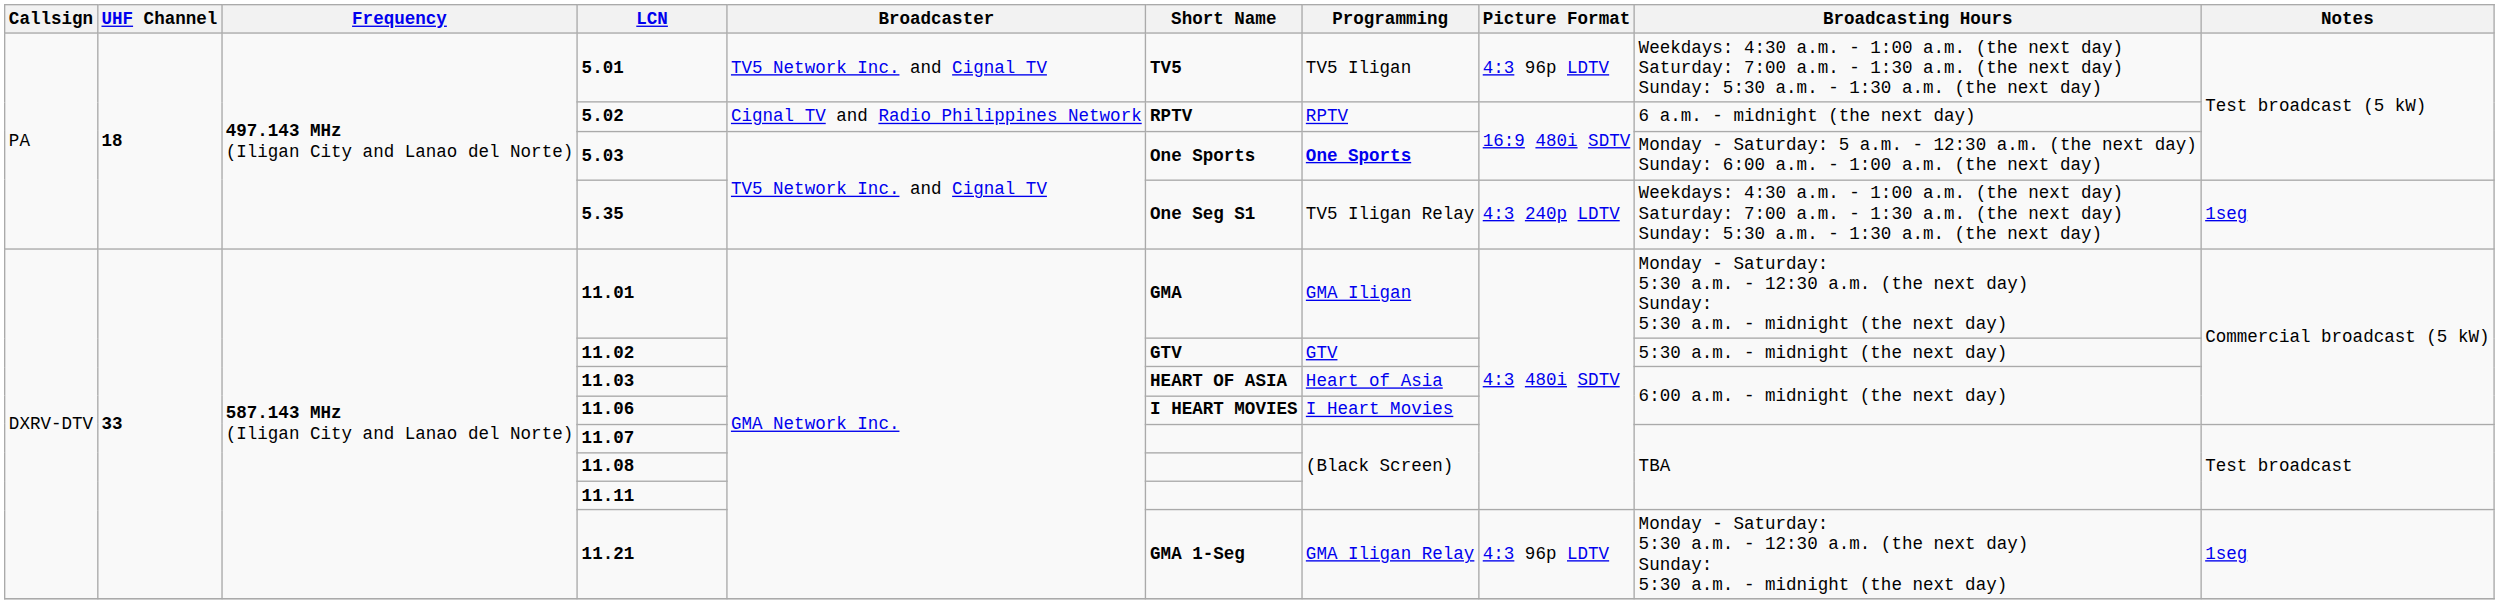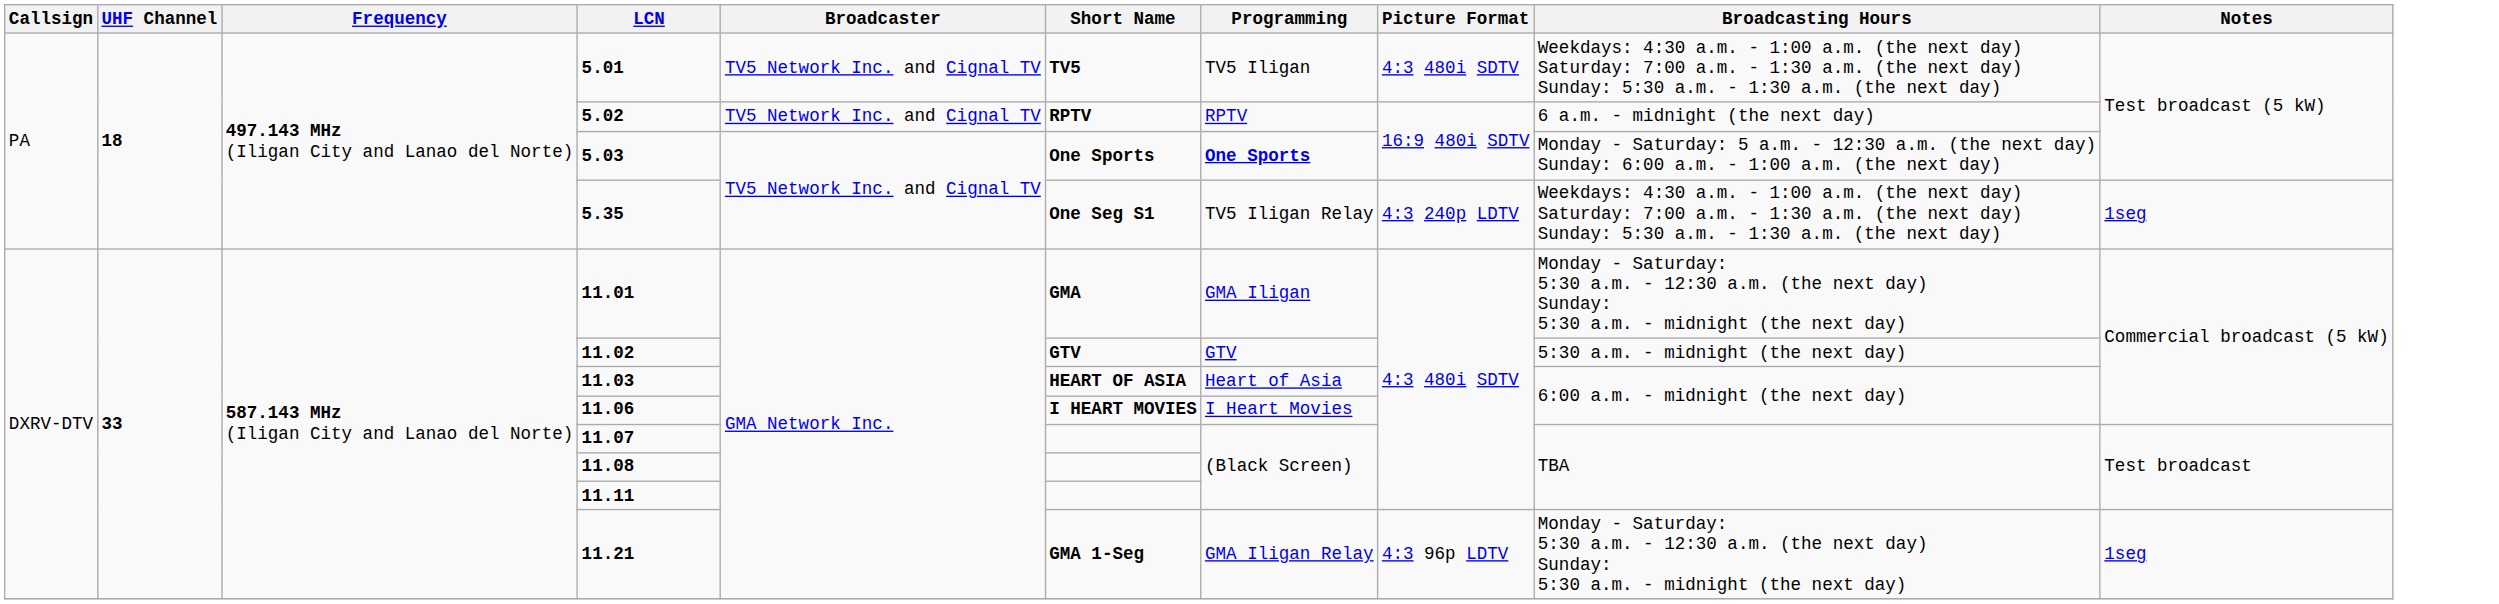(1546, 68) 4:3 96p LDTV -> (1450, 68) 4:3 480i SDTV
(936, 117) Cignal TV and Radio Philippines Network -> (883, 117) TV5 Network Inc. and Cignal TV
